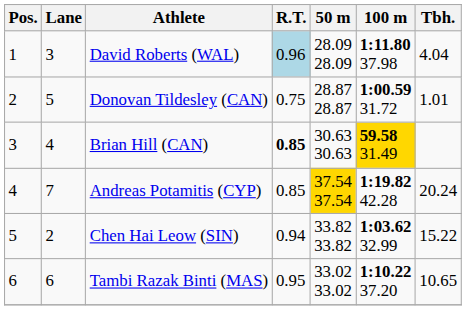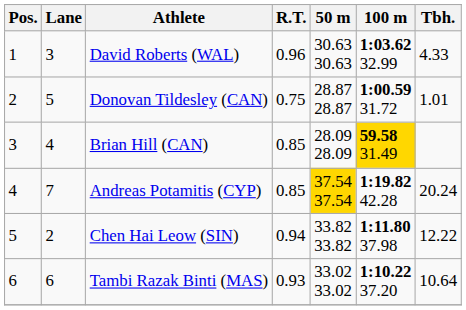(291, 53) lightblue background -> (291, 53) no background
(333, 53) 28.09 28.09 -> (333, 53) 30.63 30.63
(385, 53) 1:11.80 37.98 -> (386, 53) 1:03.62 32.99
(434, 53) 4.04 -> (434, 53) 4.33
(291, 145) bold -> (291, 145) normal
(333, 145) 30.63 30.63 -> (333, 145) 28.09 28.09
(386, 236) 1:03.62 32.99 -> (385, 236) 1:11.80 37.98
(438, 236) 15.22 -> (438, 236) 12.22
(291, 281) 0.95 -> (291, 281) 0.93
(438, 281) 10.65 -> (438, 281) 10.64
